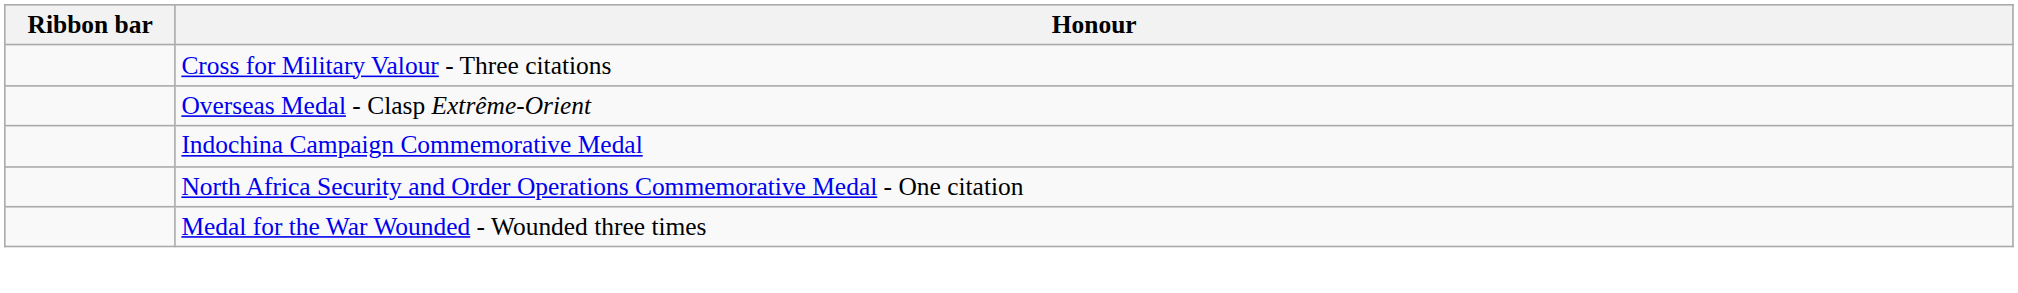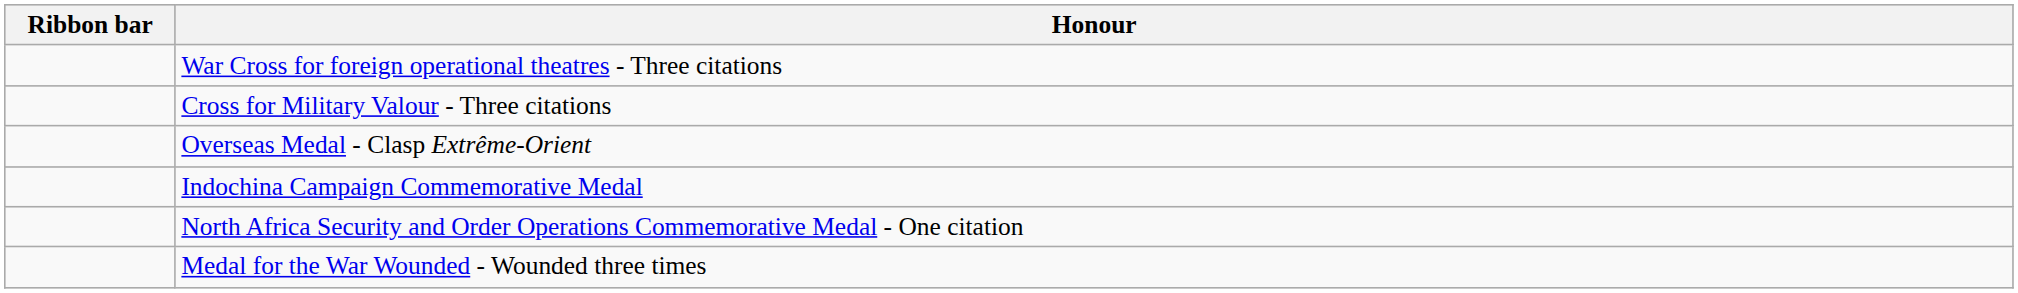+ row: (482, 65)
